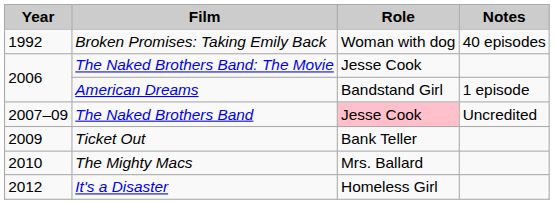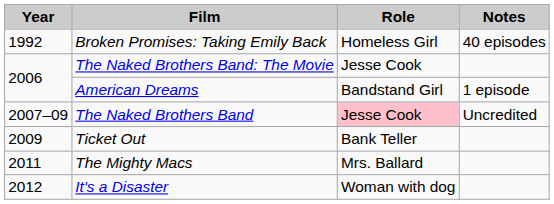(398, 41) Woman with dog -> (389, 41) Homeless Girl
(25, 163) 2010 -> (25, 163) 2011
(389, 187) Homeless Girl -> (398, 187) Woman with dog
